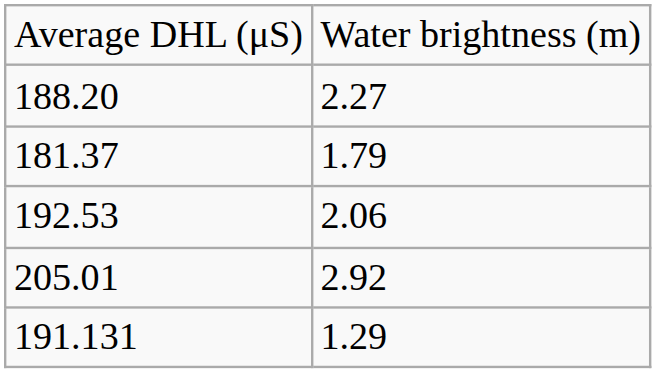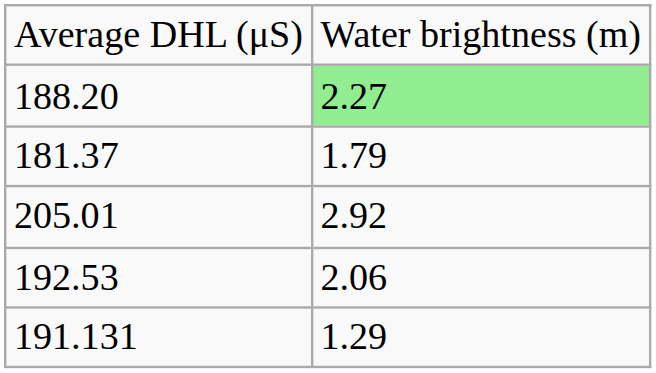(354, 95) no background -> (354, 95) lightgreen background
rows swapped: (66, 276) <-> (66, 215)
